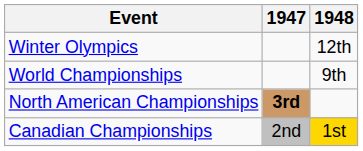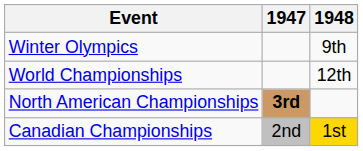(334, 46) 12th -> (334, 46) 9th
(334, 74) 9th -> (334, 74) 12th
